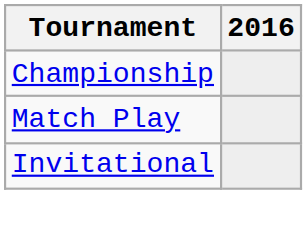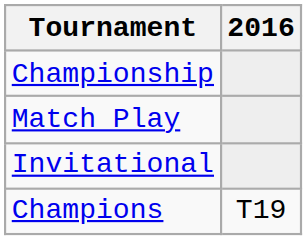+ row: (88, 211)
